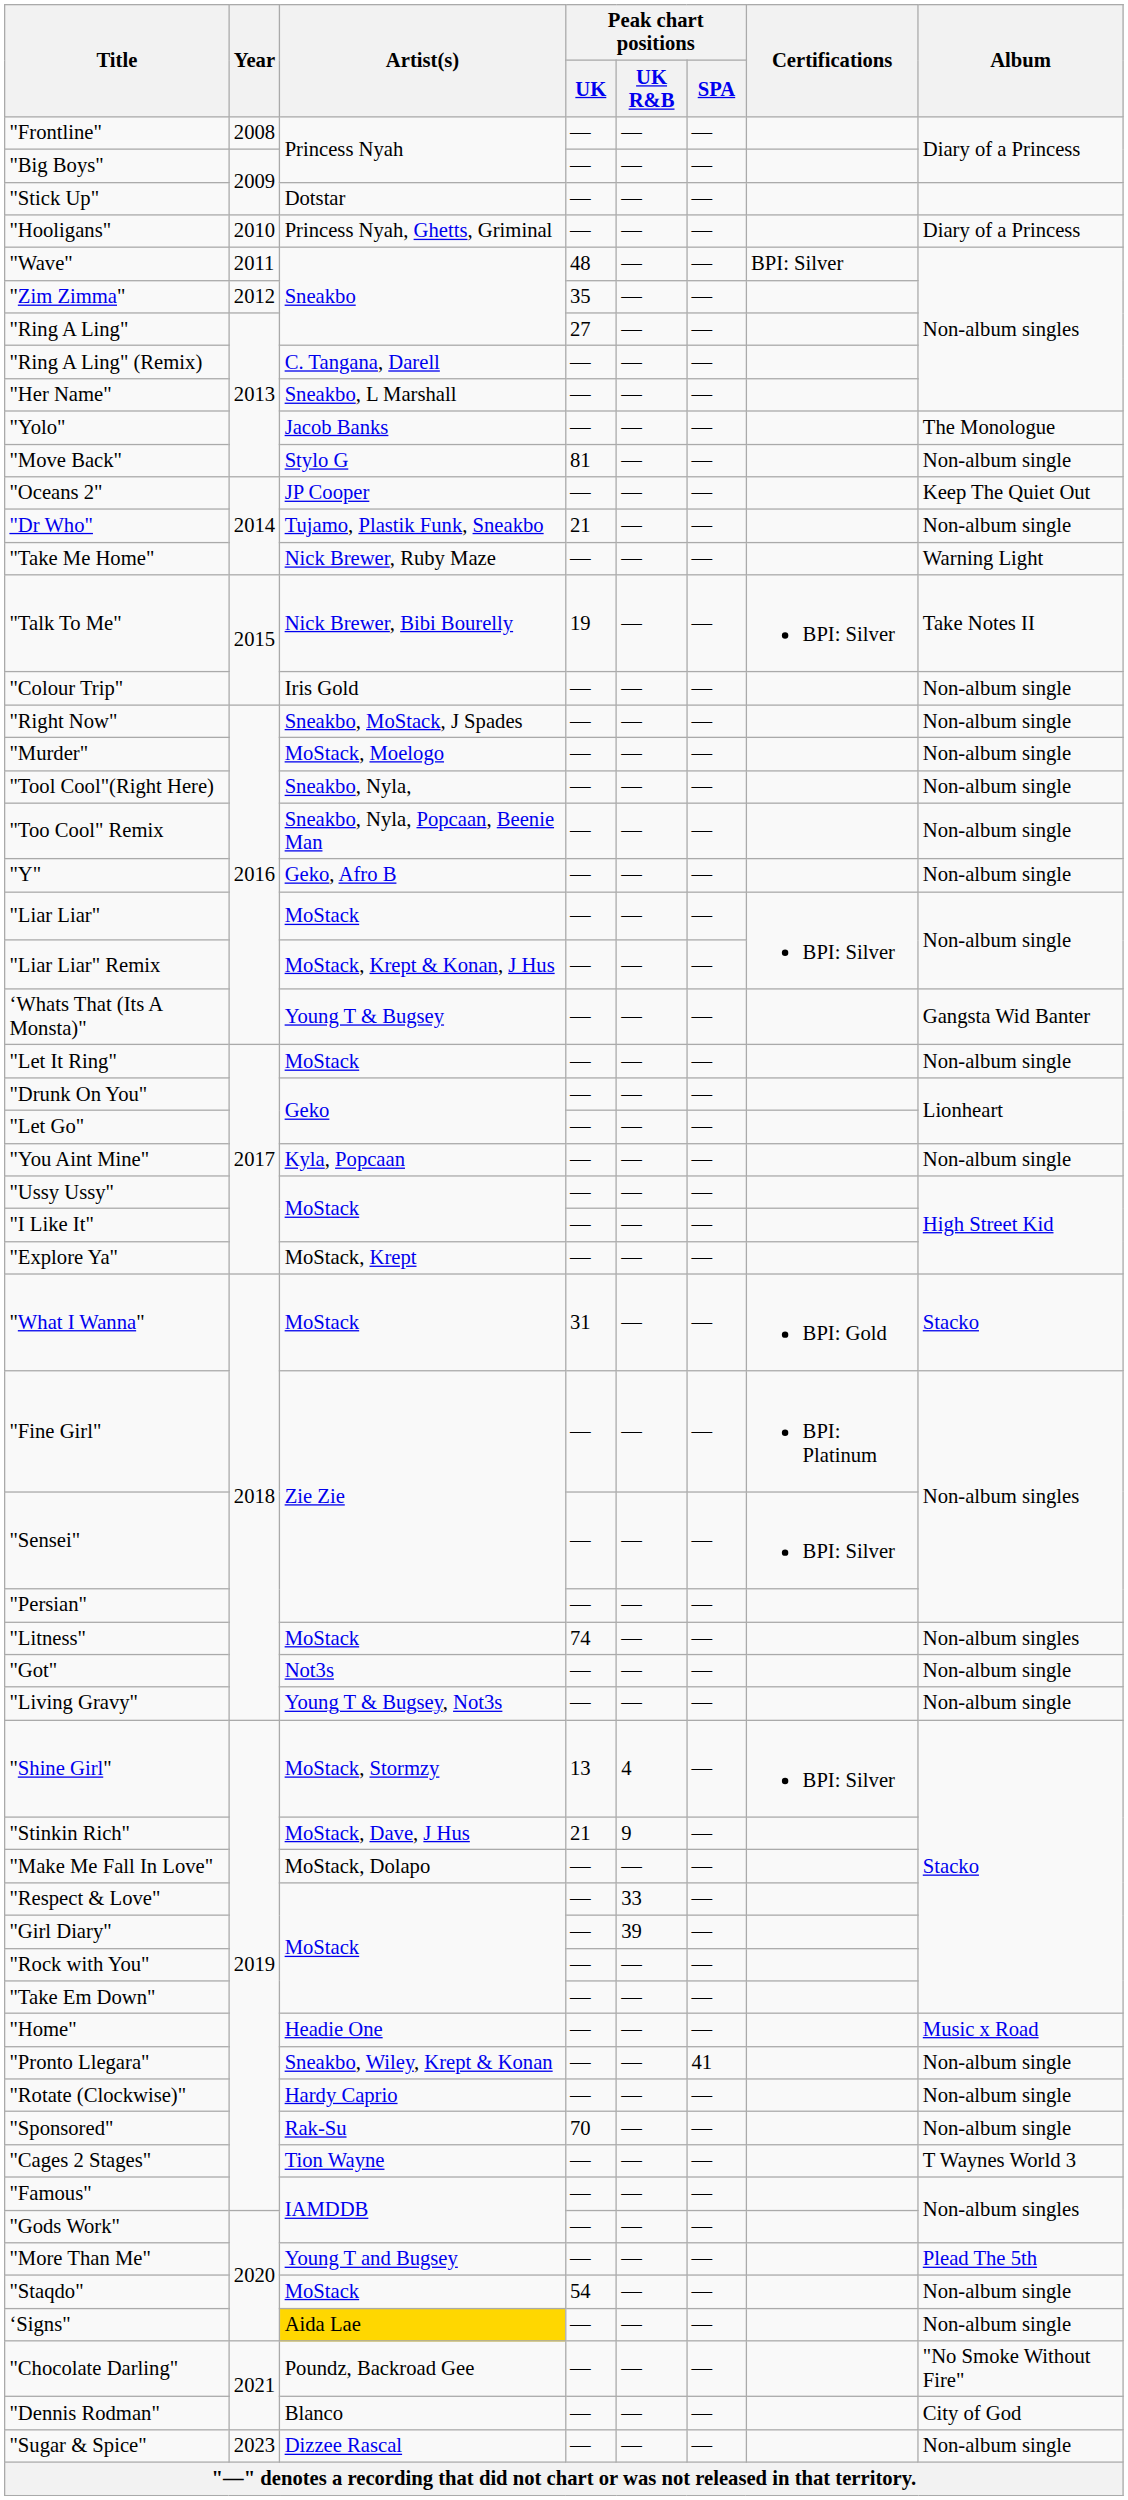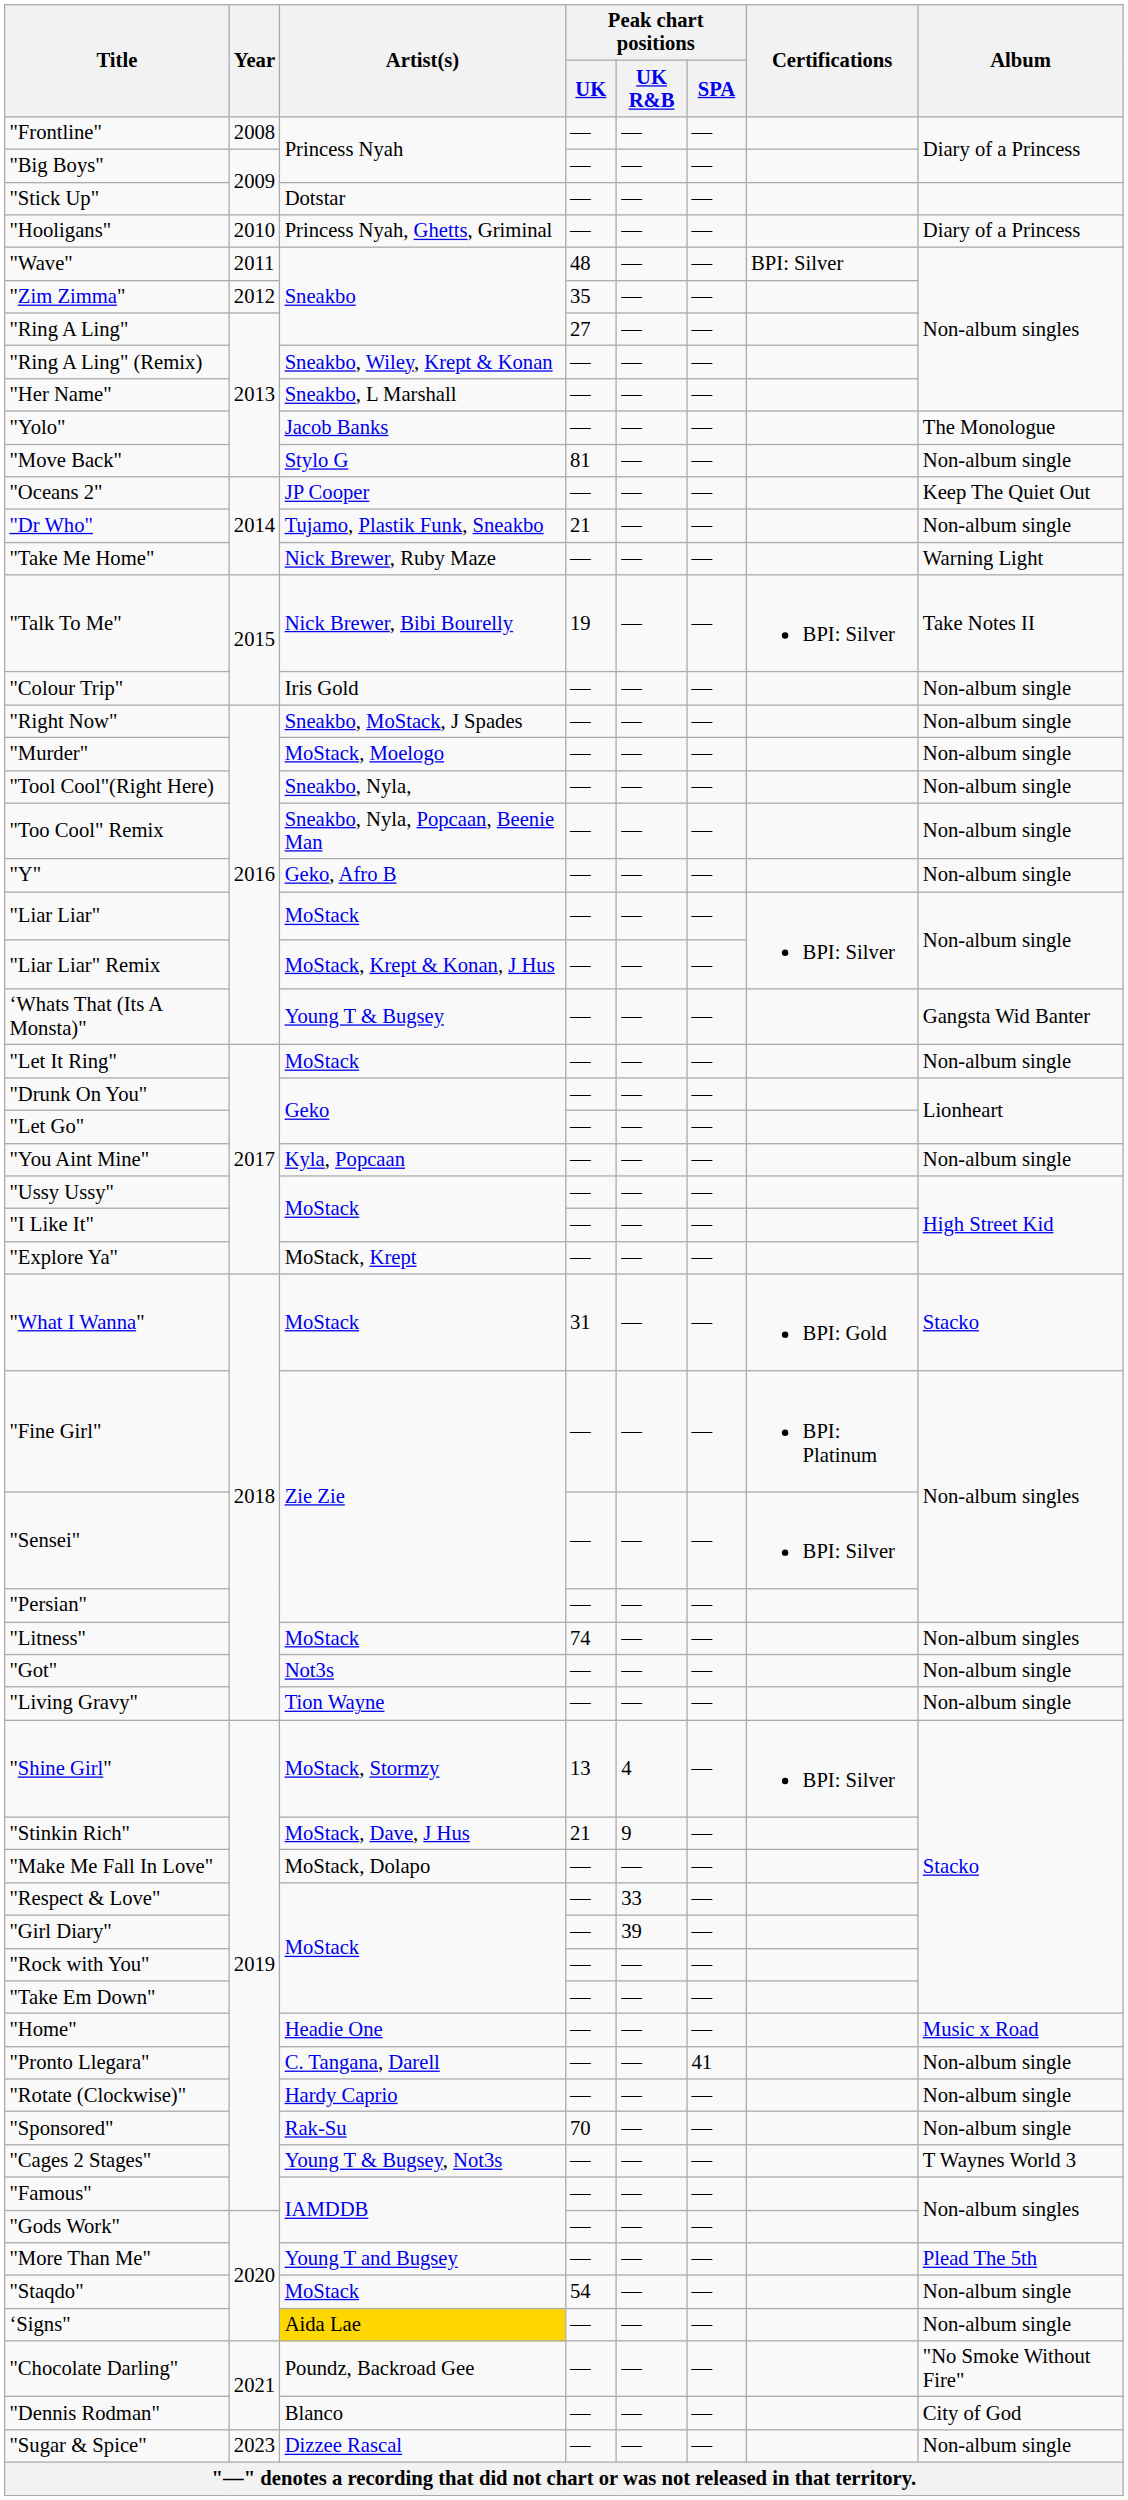(362, 361) C. Tangana, Darell -> (419, 361) Sneakbo, Wiley, Krept & Konan
(394, 1703) Young T & Bugsey, Not3s -> (335, 1703) Tion Wayne
(419, 2062) Sneakbo, Wiley, Krept & Konan -> (362, 2062) C. Tangana, Darell
(335, 2160) Tion Wayne -> (394, 2160) Young T & Bugsey, Not3s
